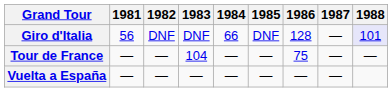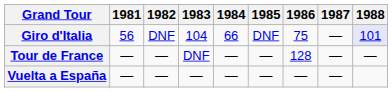(196, 35) DNF -> (196, 35) 104
(301, 35) 128 -> (301, 35) 75
(196, 55) 104 -> (196, 55) DNF
(301, 55) 75 -> (301, 55) 128
